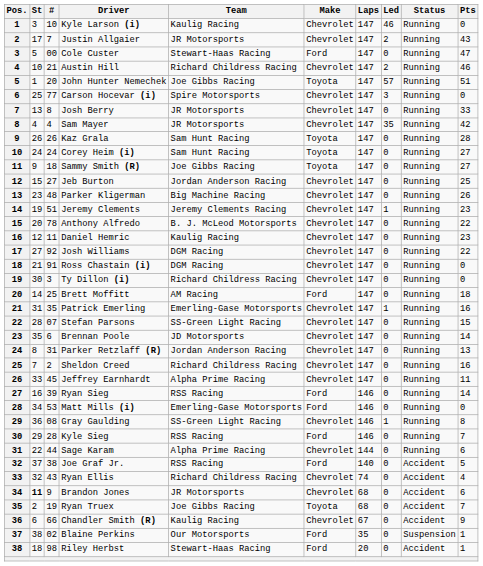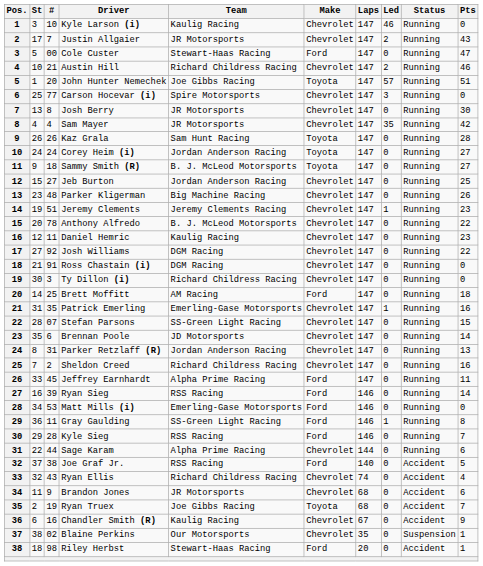(465, 111) 33 -> (465, 111) 30
(210, 153) Sam Hunt Racing -> (228, 153) Jordan Anderson Racing
(213, 167) Joe Gibbs Racing -> (234, 167) B. J. McLeod Motorsports
(330, 380) Chevrolet -> (317, 380) Ford
(52, 422) 08 -> (52, 422) 11
(330, 422) Chevrolet -> (317, 422) Ford
(37, 493) bold -> (37, 493) normal
(52, 521) 66 -> (52, 521) 16
(317, 536) Ford -> (330, 536) Chevrolet
